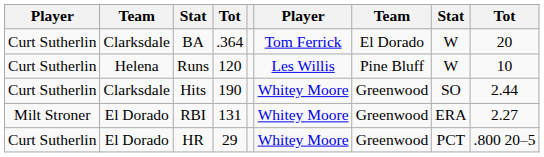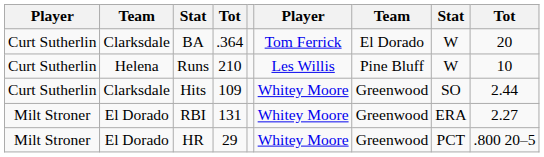(230, 66) 120 -> (230, 66) 210
(230, 90) 190 -> (230, 90) 109
(52, 139) Curt Sutherlin -> (52, 139) Milt Stroner
